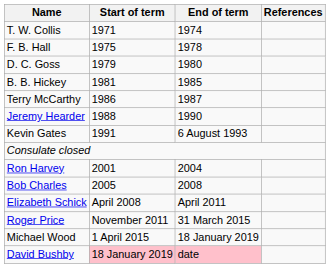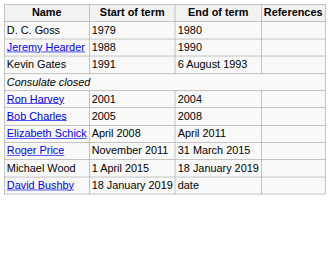- row: (34, 30)
- row: (29, 47)
- row: (36, 82)
- row: (44, 99)
(132, 254) pink background -> (132, 185) no background
(188, 254) pink background -> (188, 185) no background
